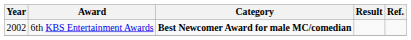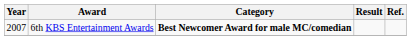(16, 27) 2002 -> (16, 27) 2007
